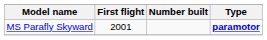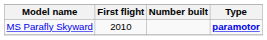(121, 27) 2001 -> (121, 27) 2010
